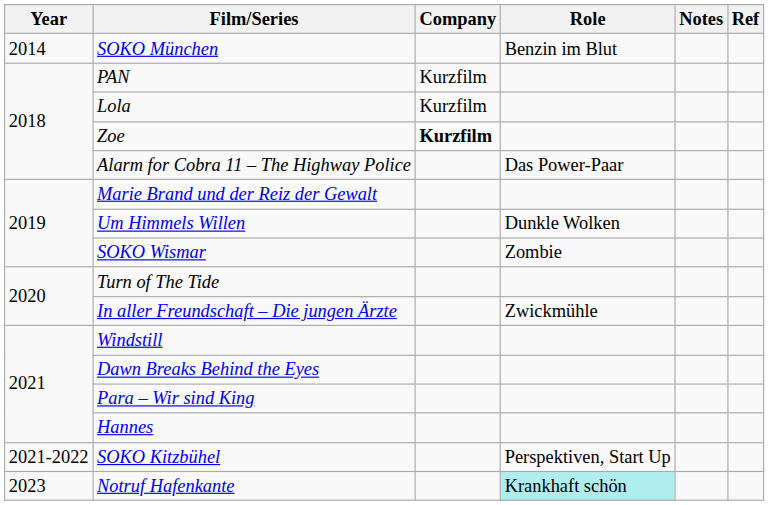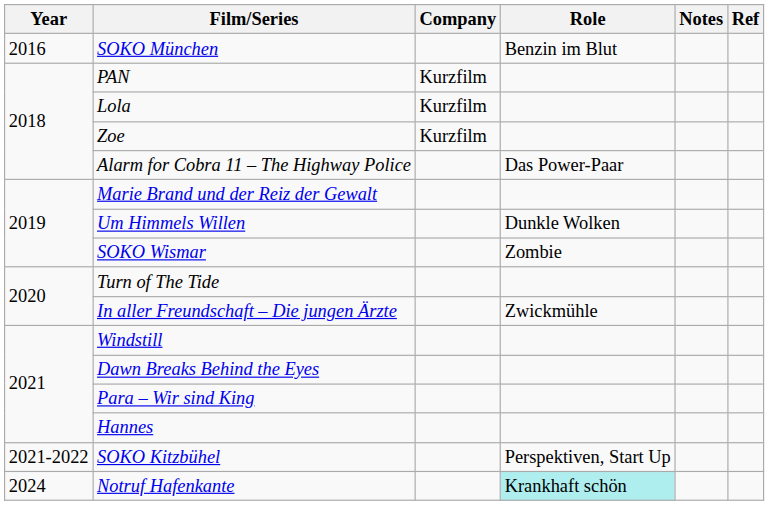(27, 48) 2014 -> (27, 48) 2016
(456, 135) bold -> (453, 135) normal
(27, 485) 2023 -> (27, 485) 2024
